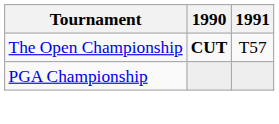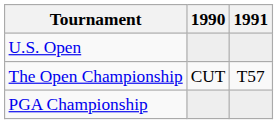+ row: (45, 47)
(209, 47) bold -> (208, 76) normal
